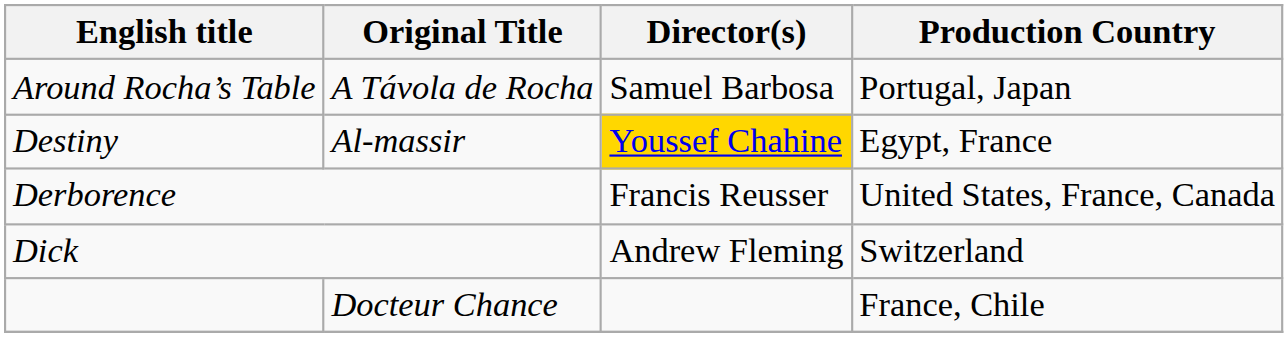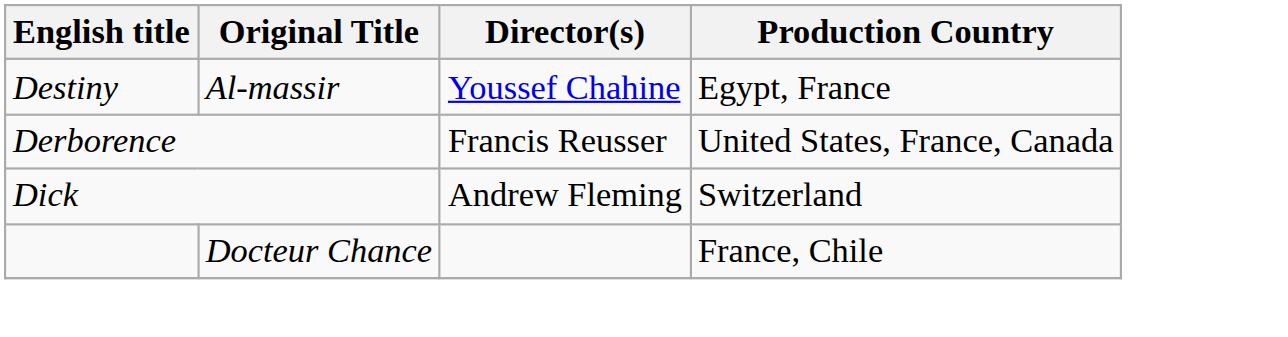- row: (164, 86)
(726, 140) gold background -> (564, 86) no background
